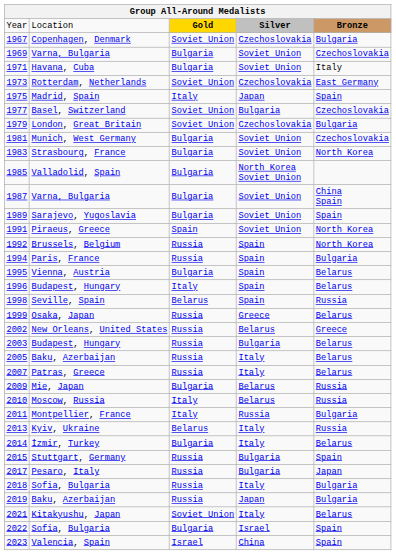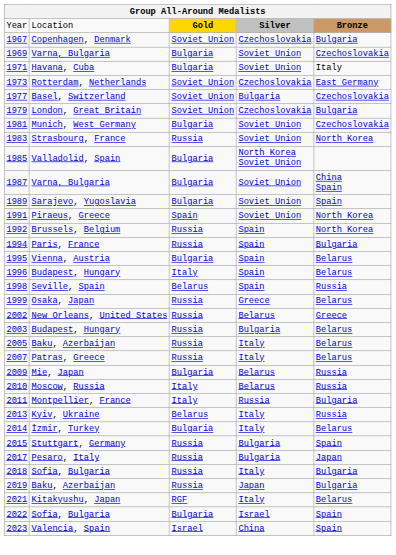- row: (17, 97)
(192, 153) Bulgaria -> (187, 139) Russia
(203, 514) Soviet Union -> (179, 500) RGF
